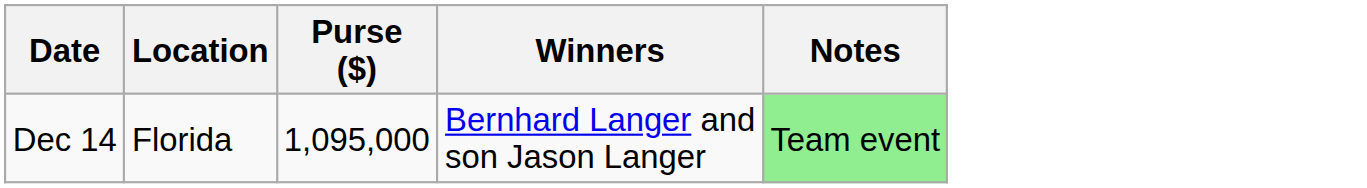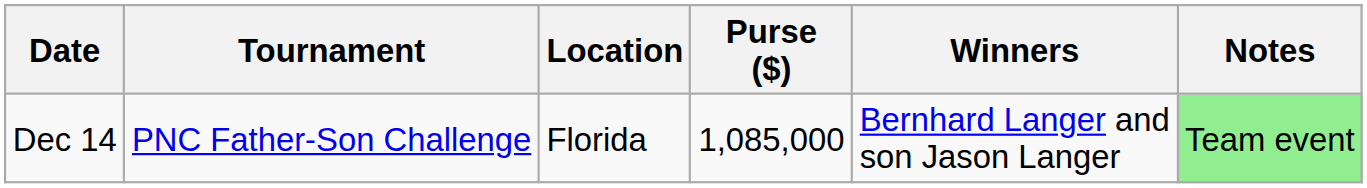+ column: (332, 50)
(357, 138) 1,095,000 -> (771, 138) 1,085,000
